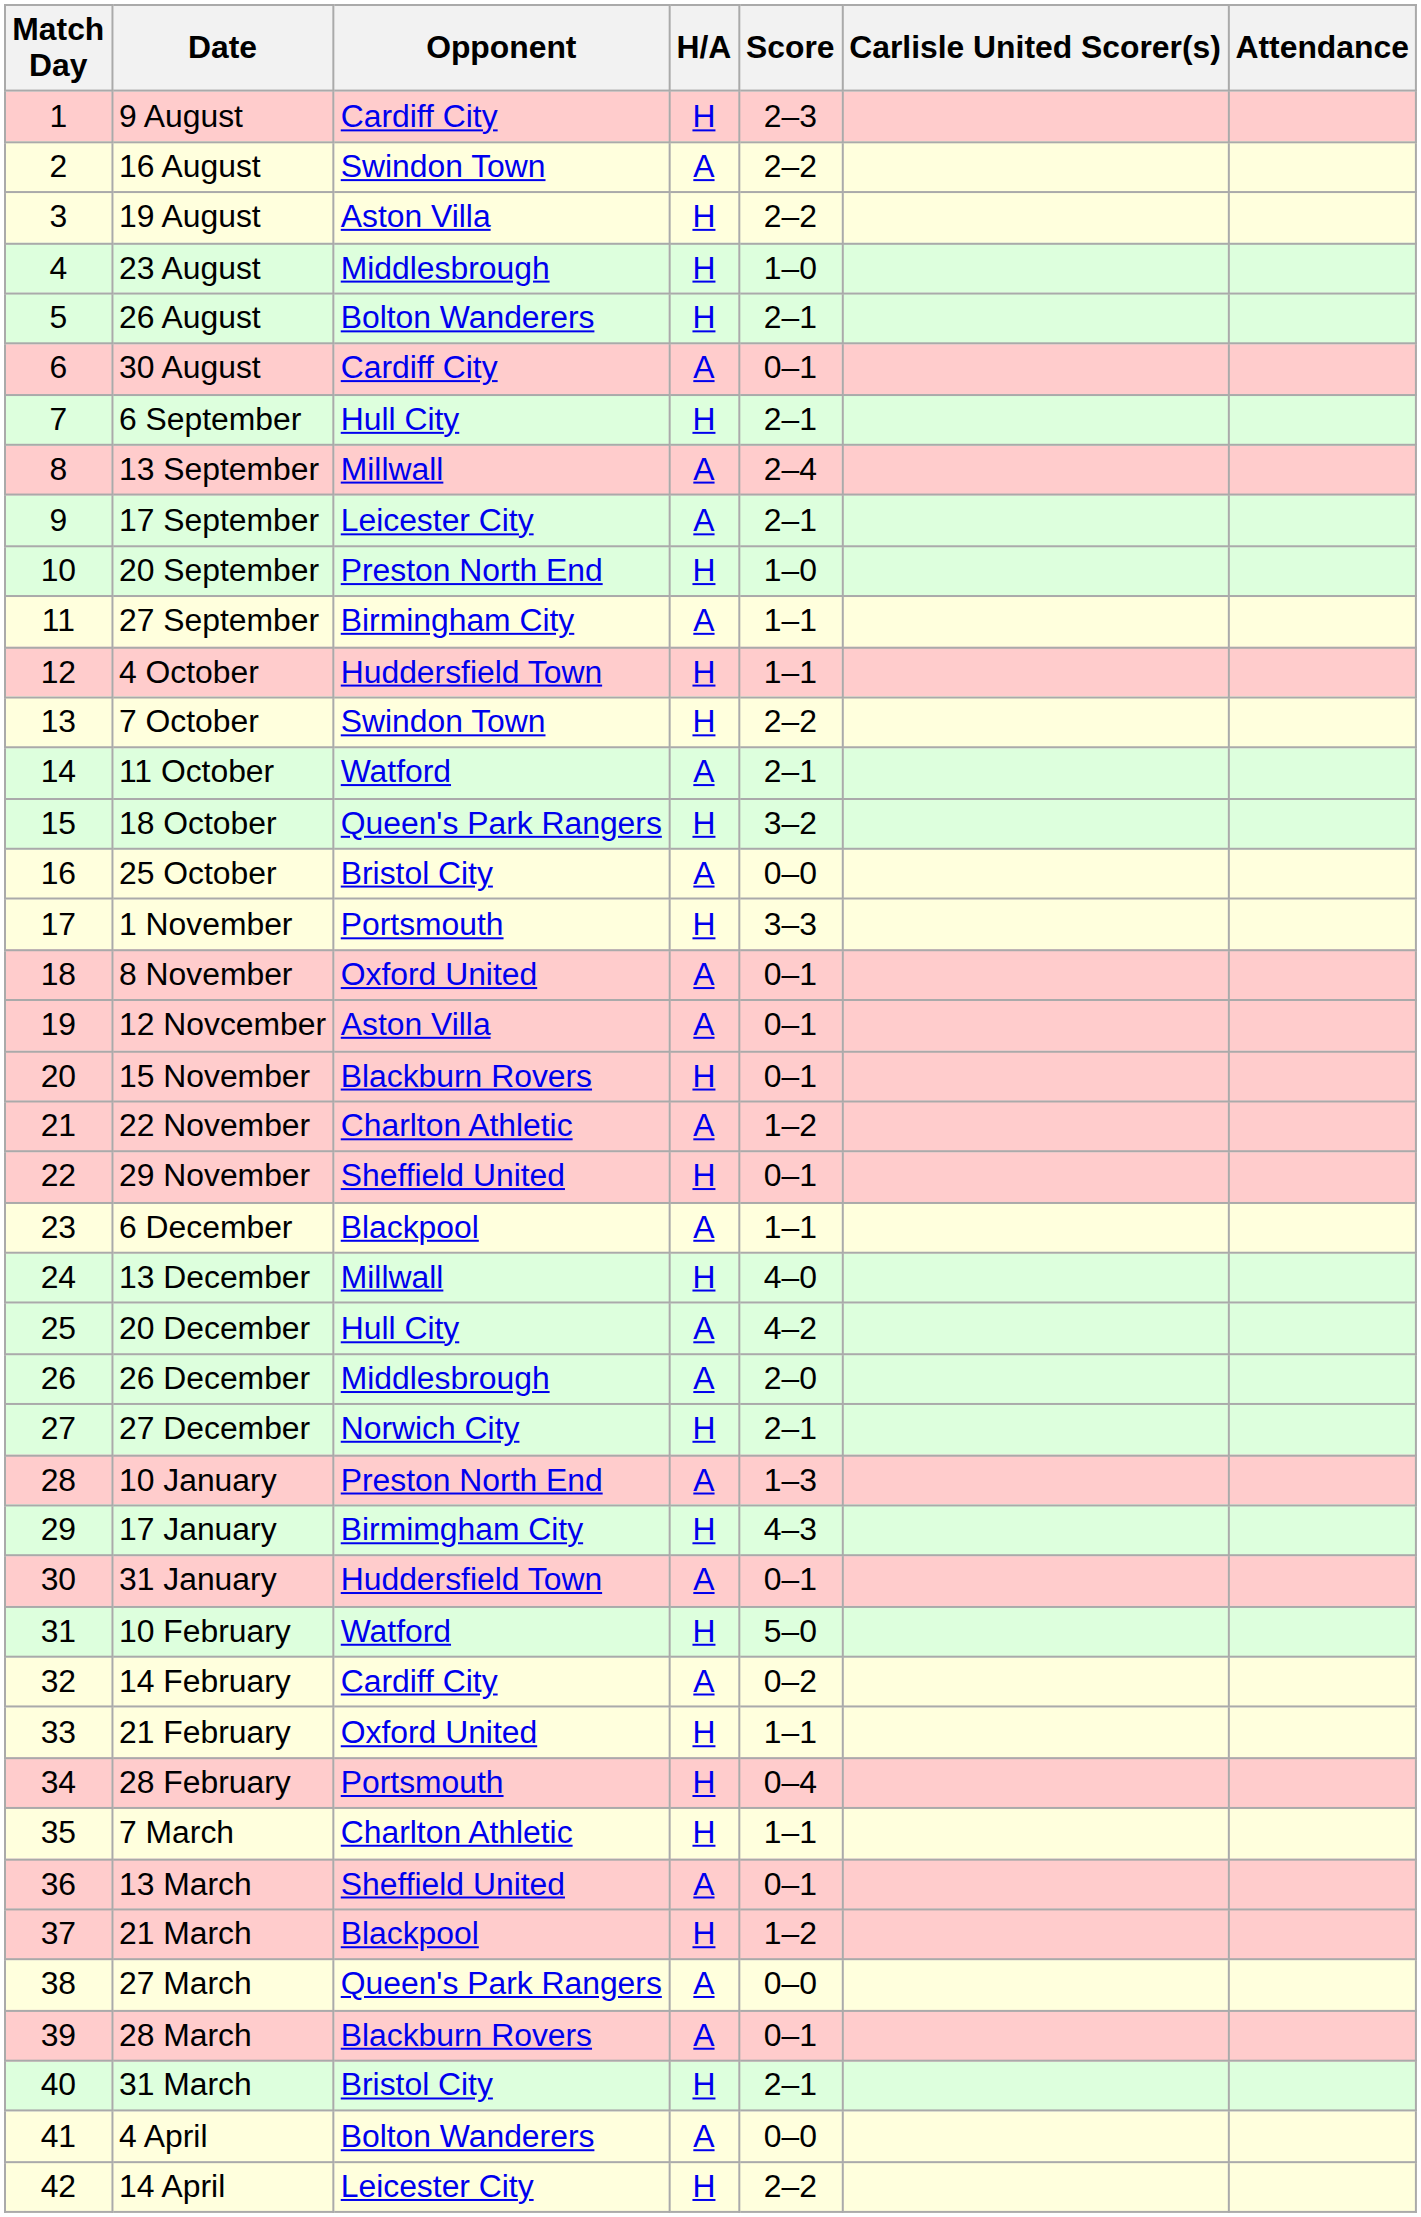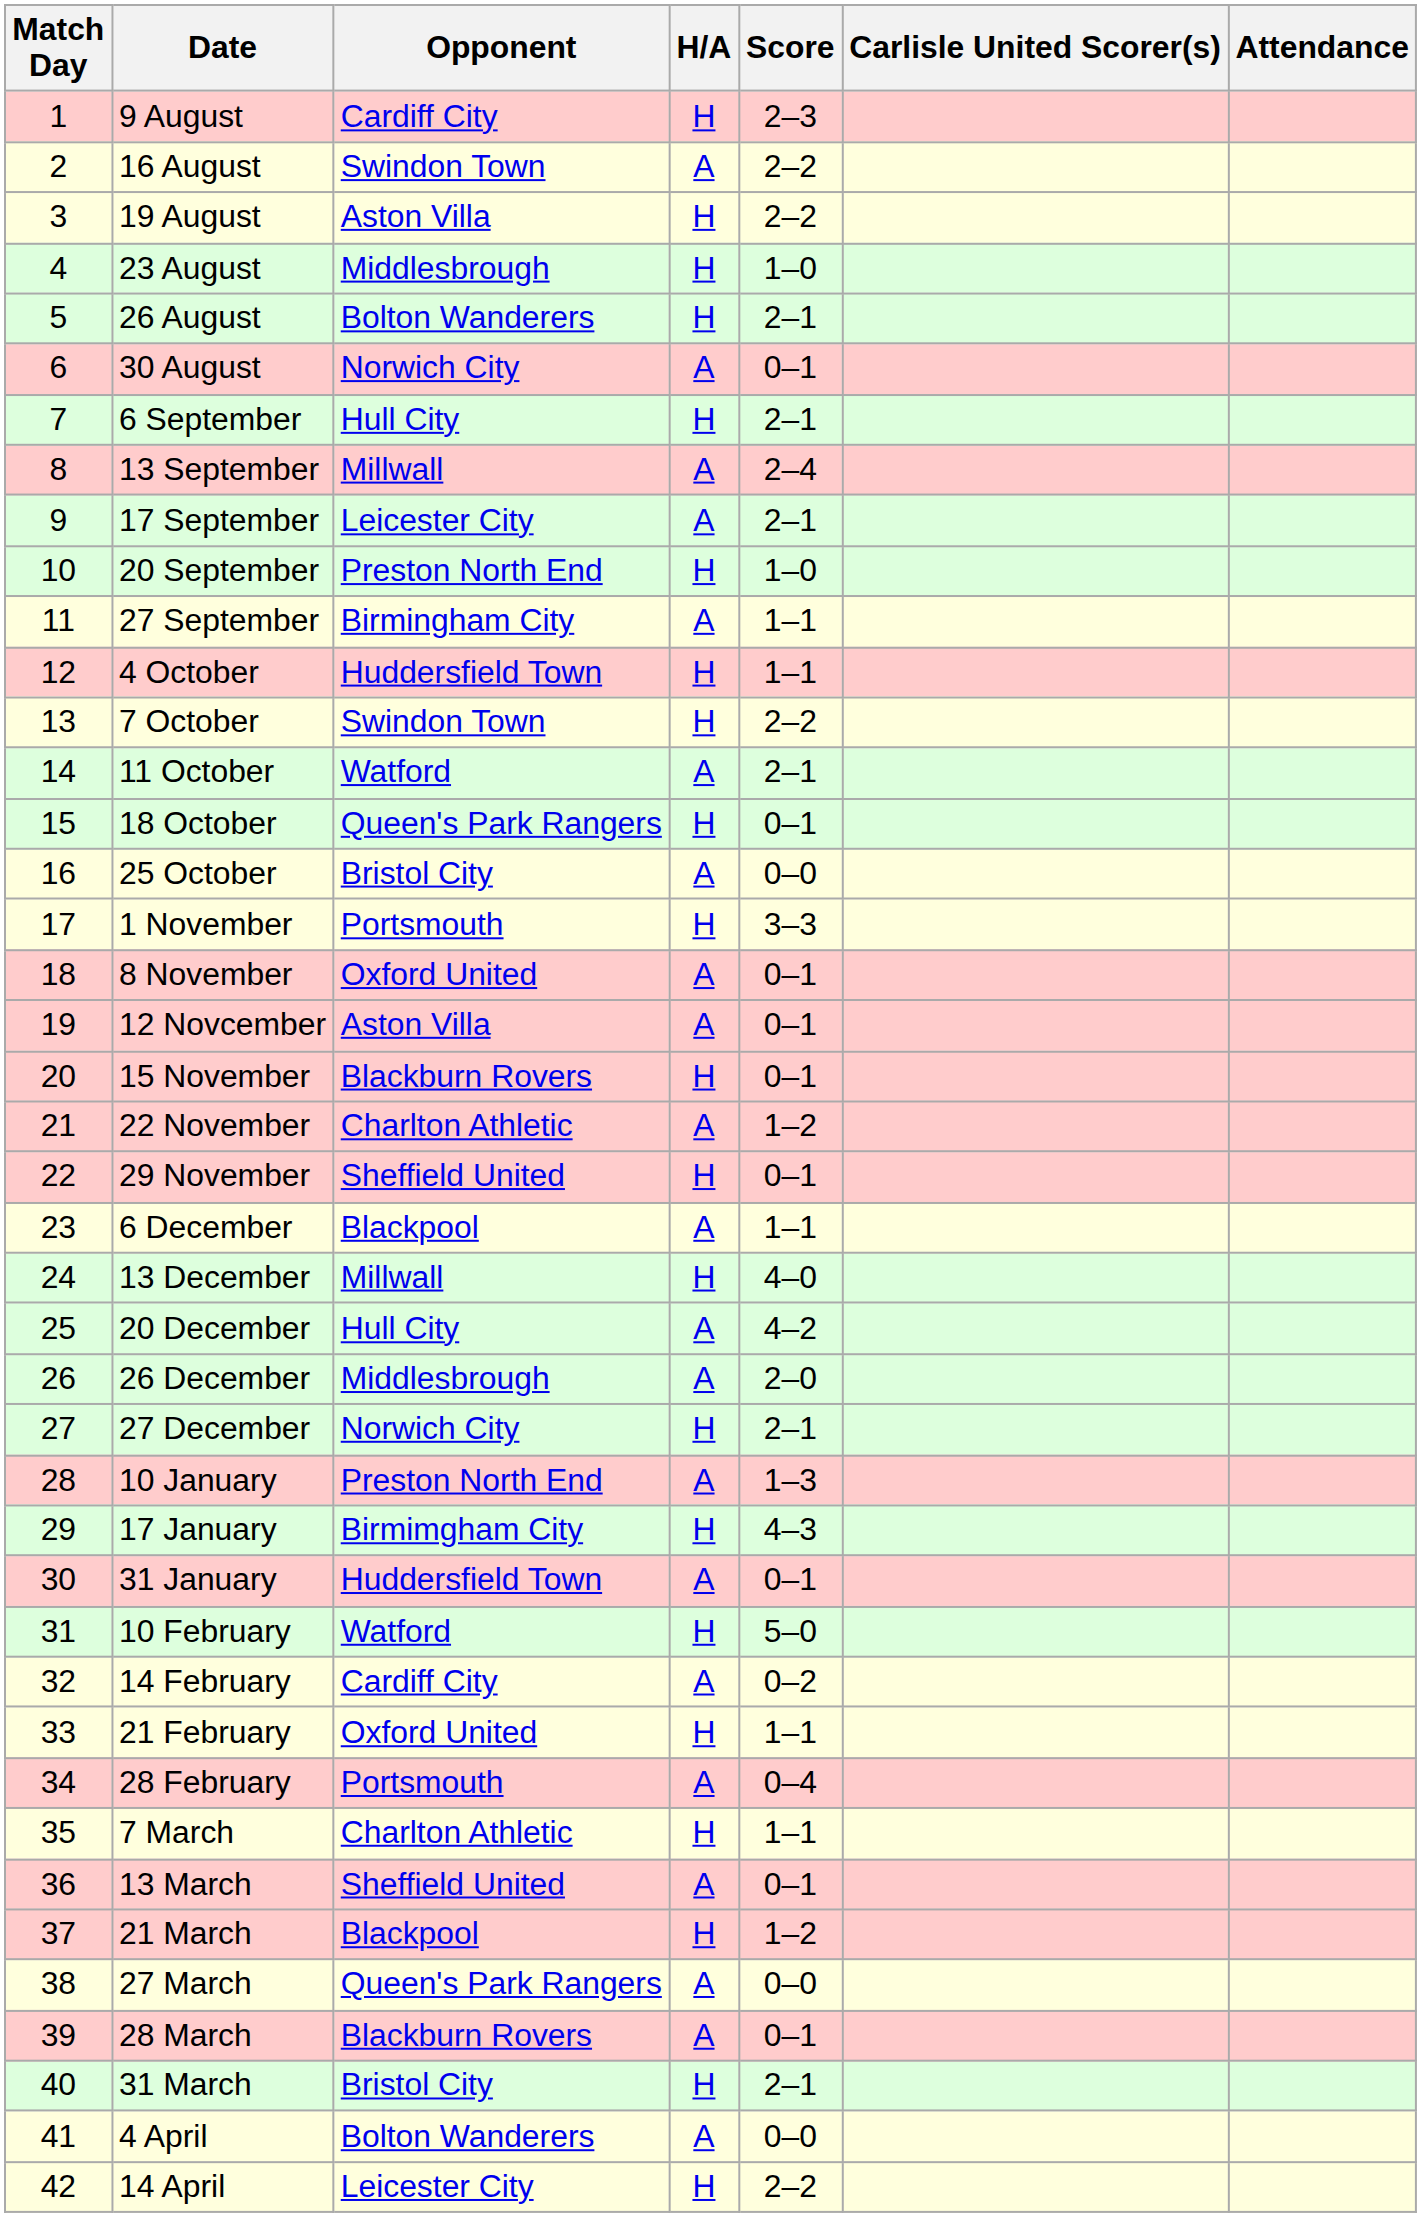(419, 368) Cardiff City -> (430, 368) Norwich City
(790, 823) 3–2 -> (790, 823) 0–1
(704, 1782) H -> (704, 1782) A
